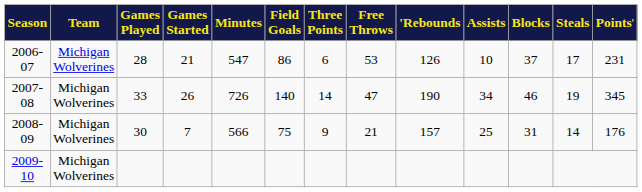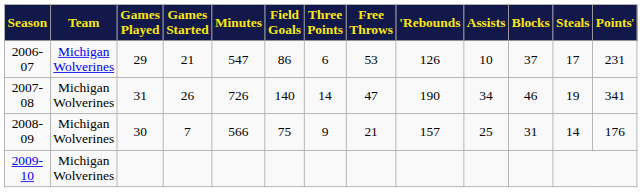(140, 59) 28 -> (140, 59) 29
(140, 95) 33 -> (140, 95) 31
(615, 95) 345 -> (615, 95) 341
